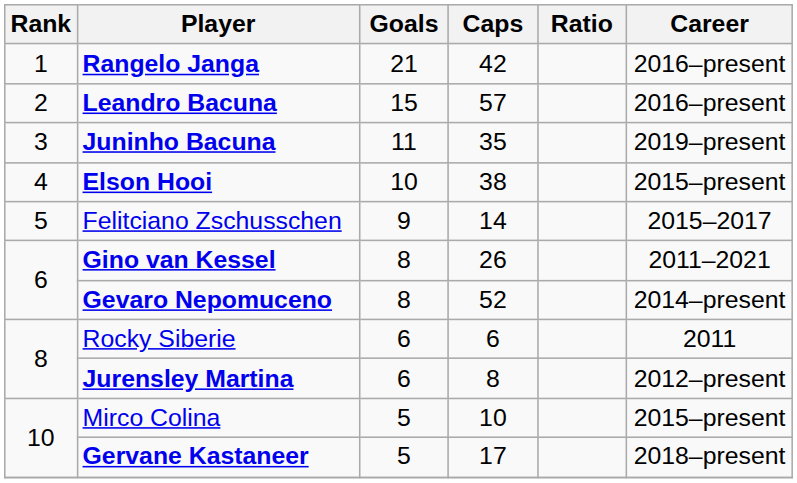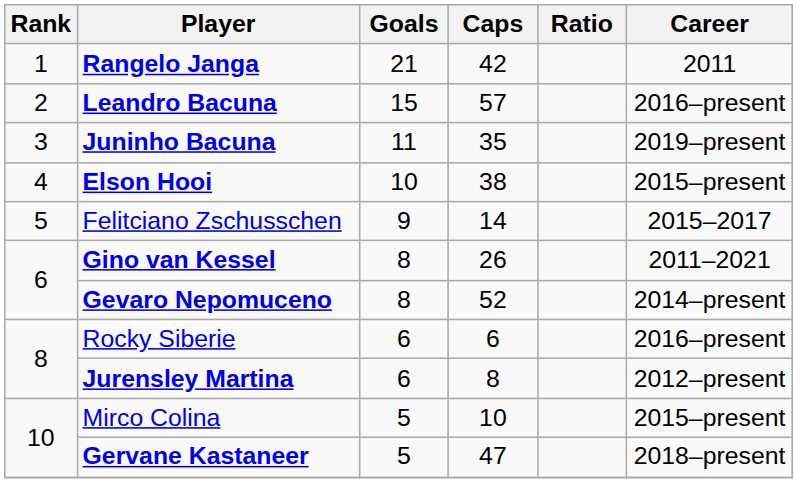(710, 63) 2016–present -> (710, 63) 2011
(710, 338) 2011 -> (710, 338) 2016–present
(493, 456) 17 -> (493, 456) 47
